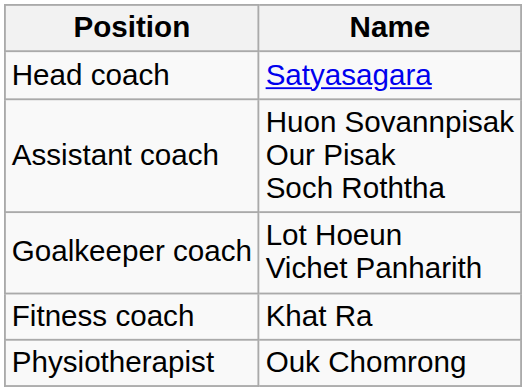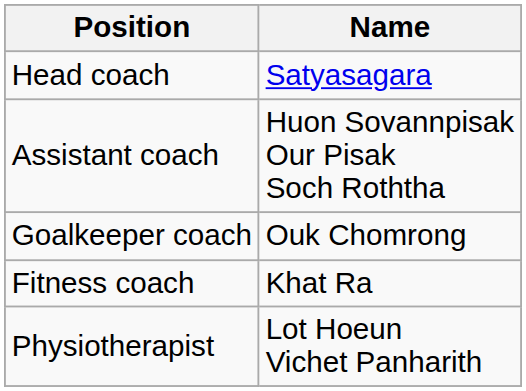(374, 252) Lot Hoeun Vichet Panharith -> (366, 235) Ouk Chomrong
(366, 362) Ouk Chomrong -> (374, 345) Lot Hoeun Vichet Panharith
